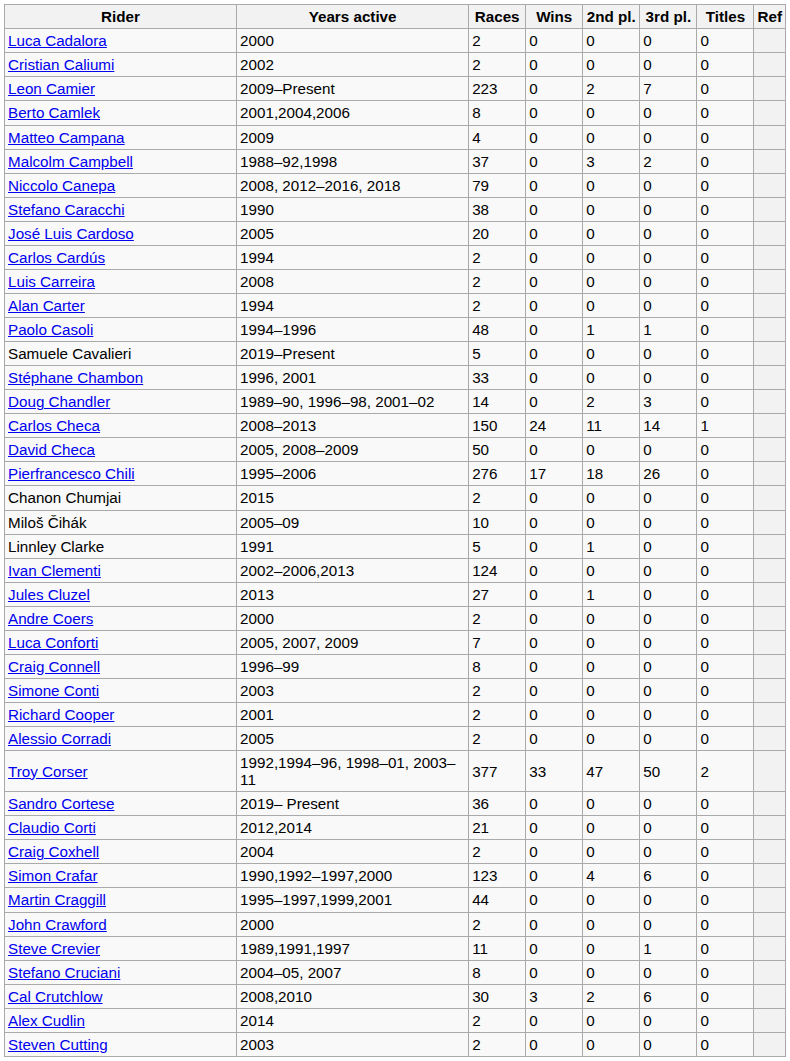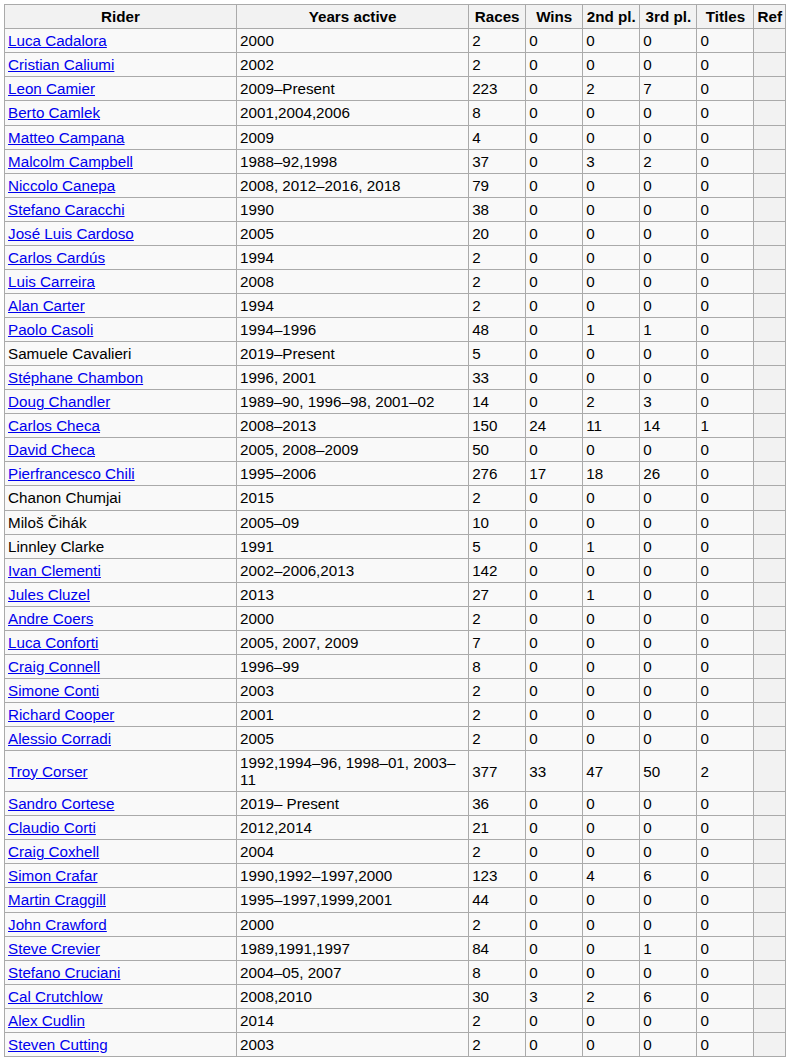(485, 570) 124 -> (485, 570) 142
(480, 948) 11 -> (481, 948) 84
